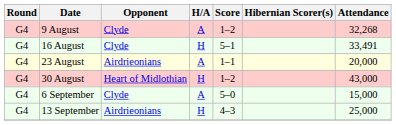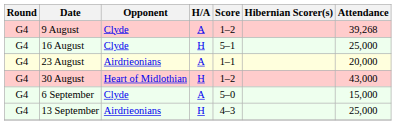(363, 29) 32,268 -> (363, 29) 39,268
(363, 45) 33,491 -> (363, 45) 25,000
